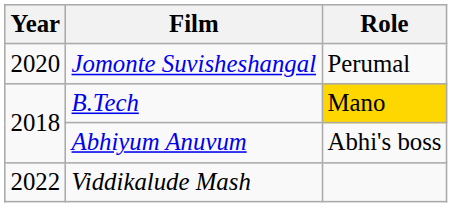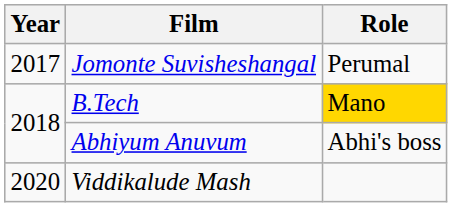(35, 63) 2020 -> (35, 63) 2017
(35, 181) 2022 -> (35, 181) 2020
